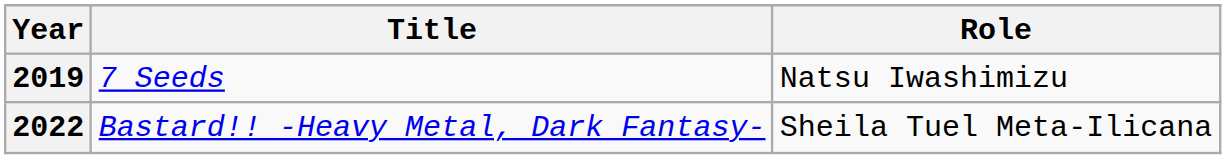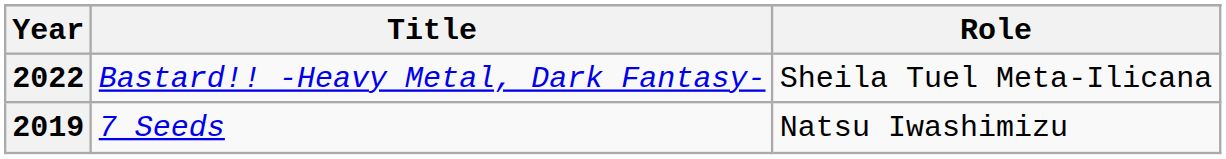rows swapped: (48, 79) <-> (48, 128)
